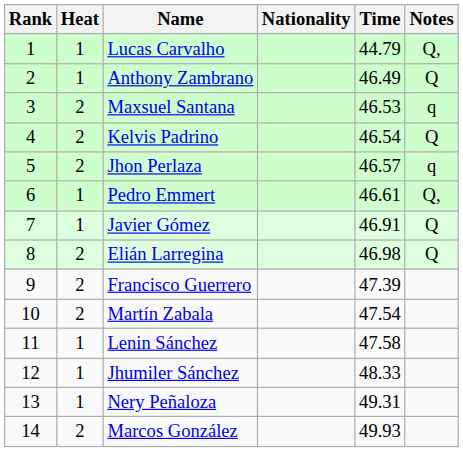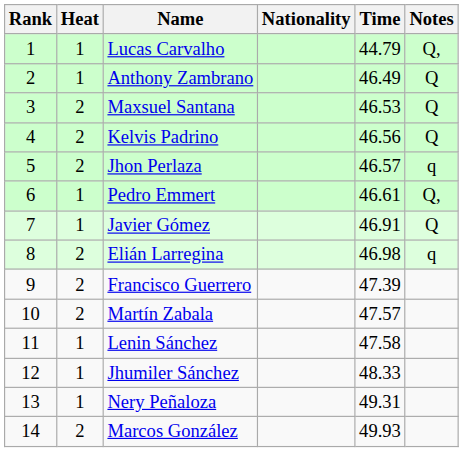(432, 107) q -> (432, 107) Q
(380, 136) 46.54 -> (380, 136) 46.56
(432, 254) Q -> (432, 254) q
(380, 313) 47.54 -> (380, 313) 47.57
